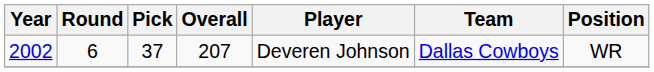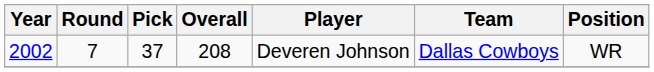(92, 50) 6 -> (92, 50) 7
(215, 50) 207 -> (215, 50) 208
